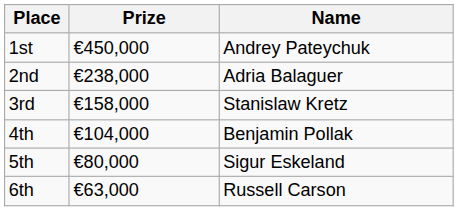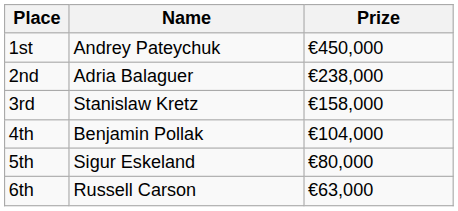columns swapped: (336, 18) <-> (144, 18)
